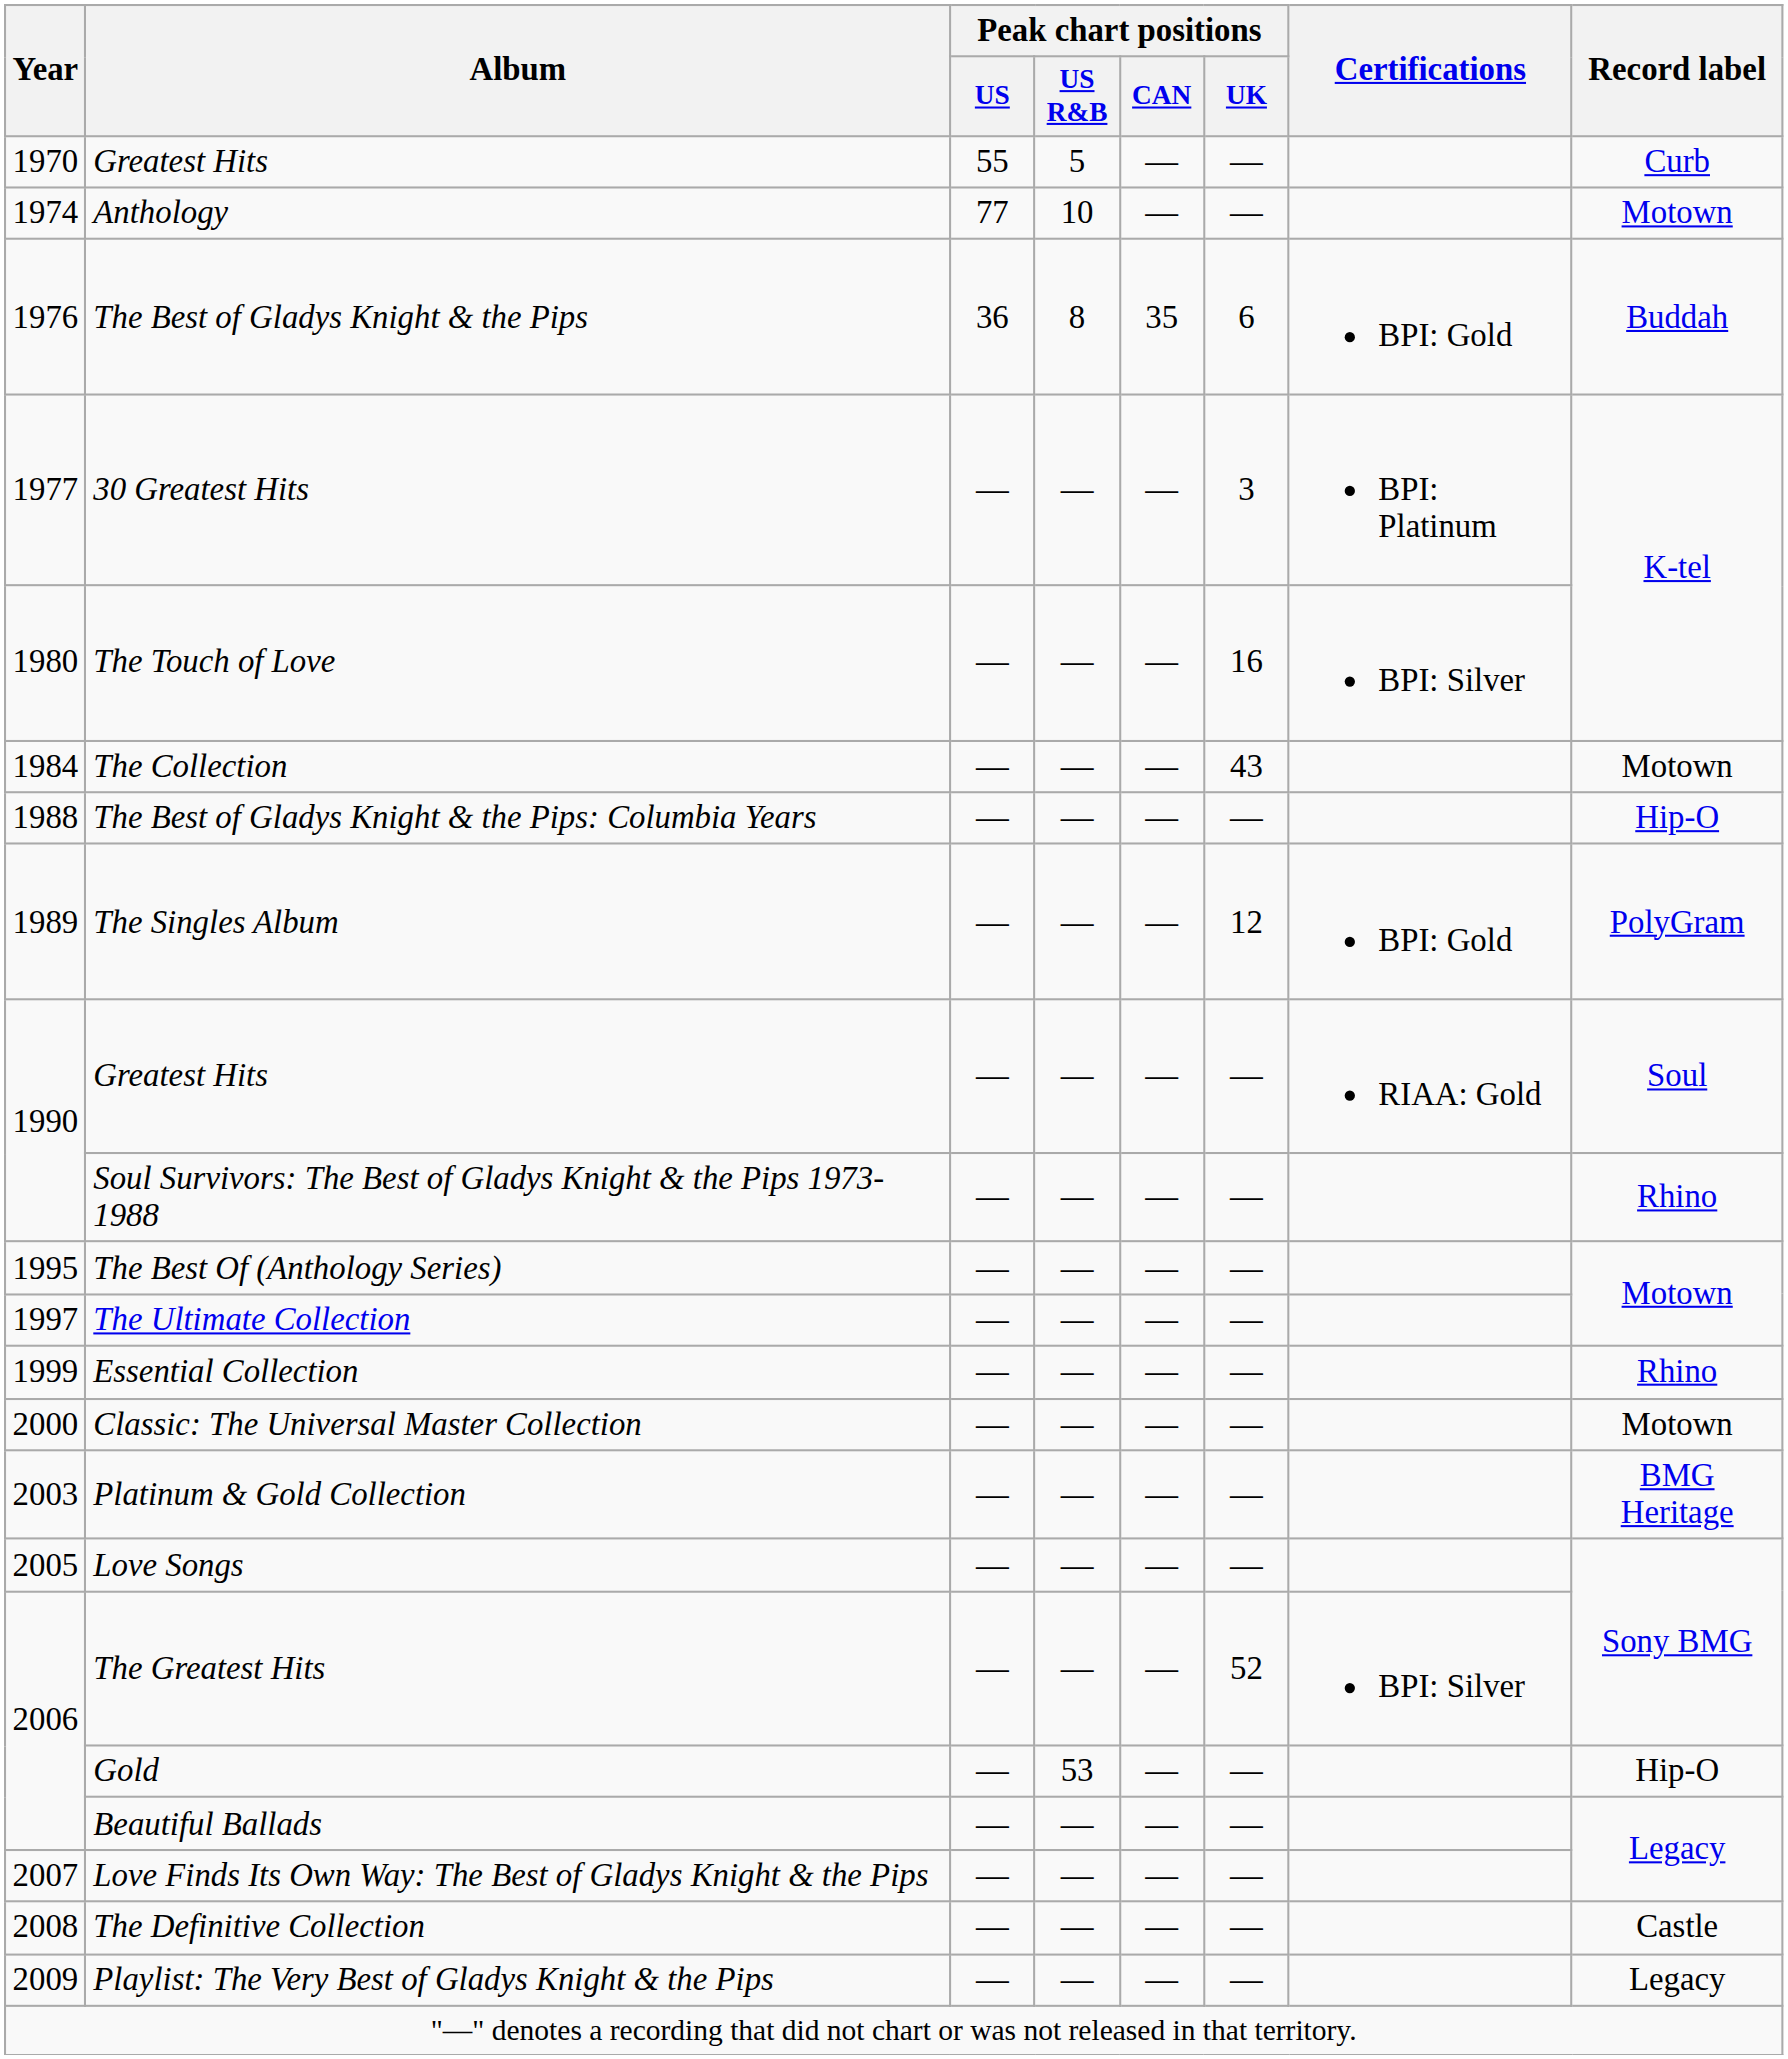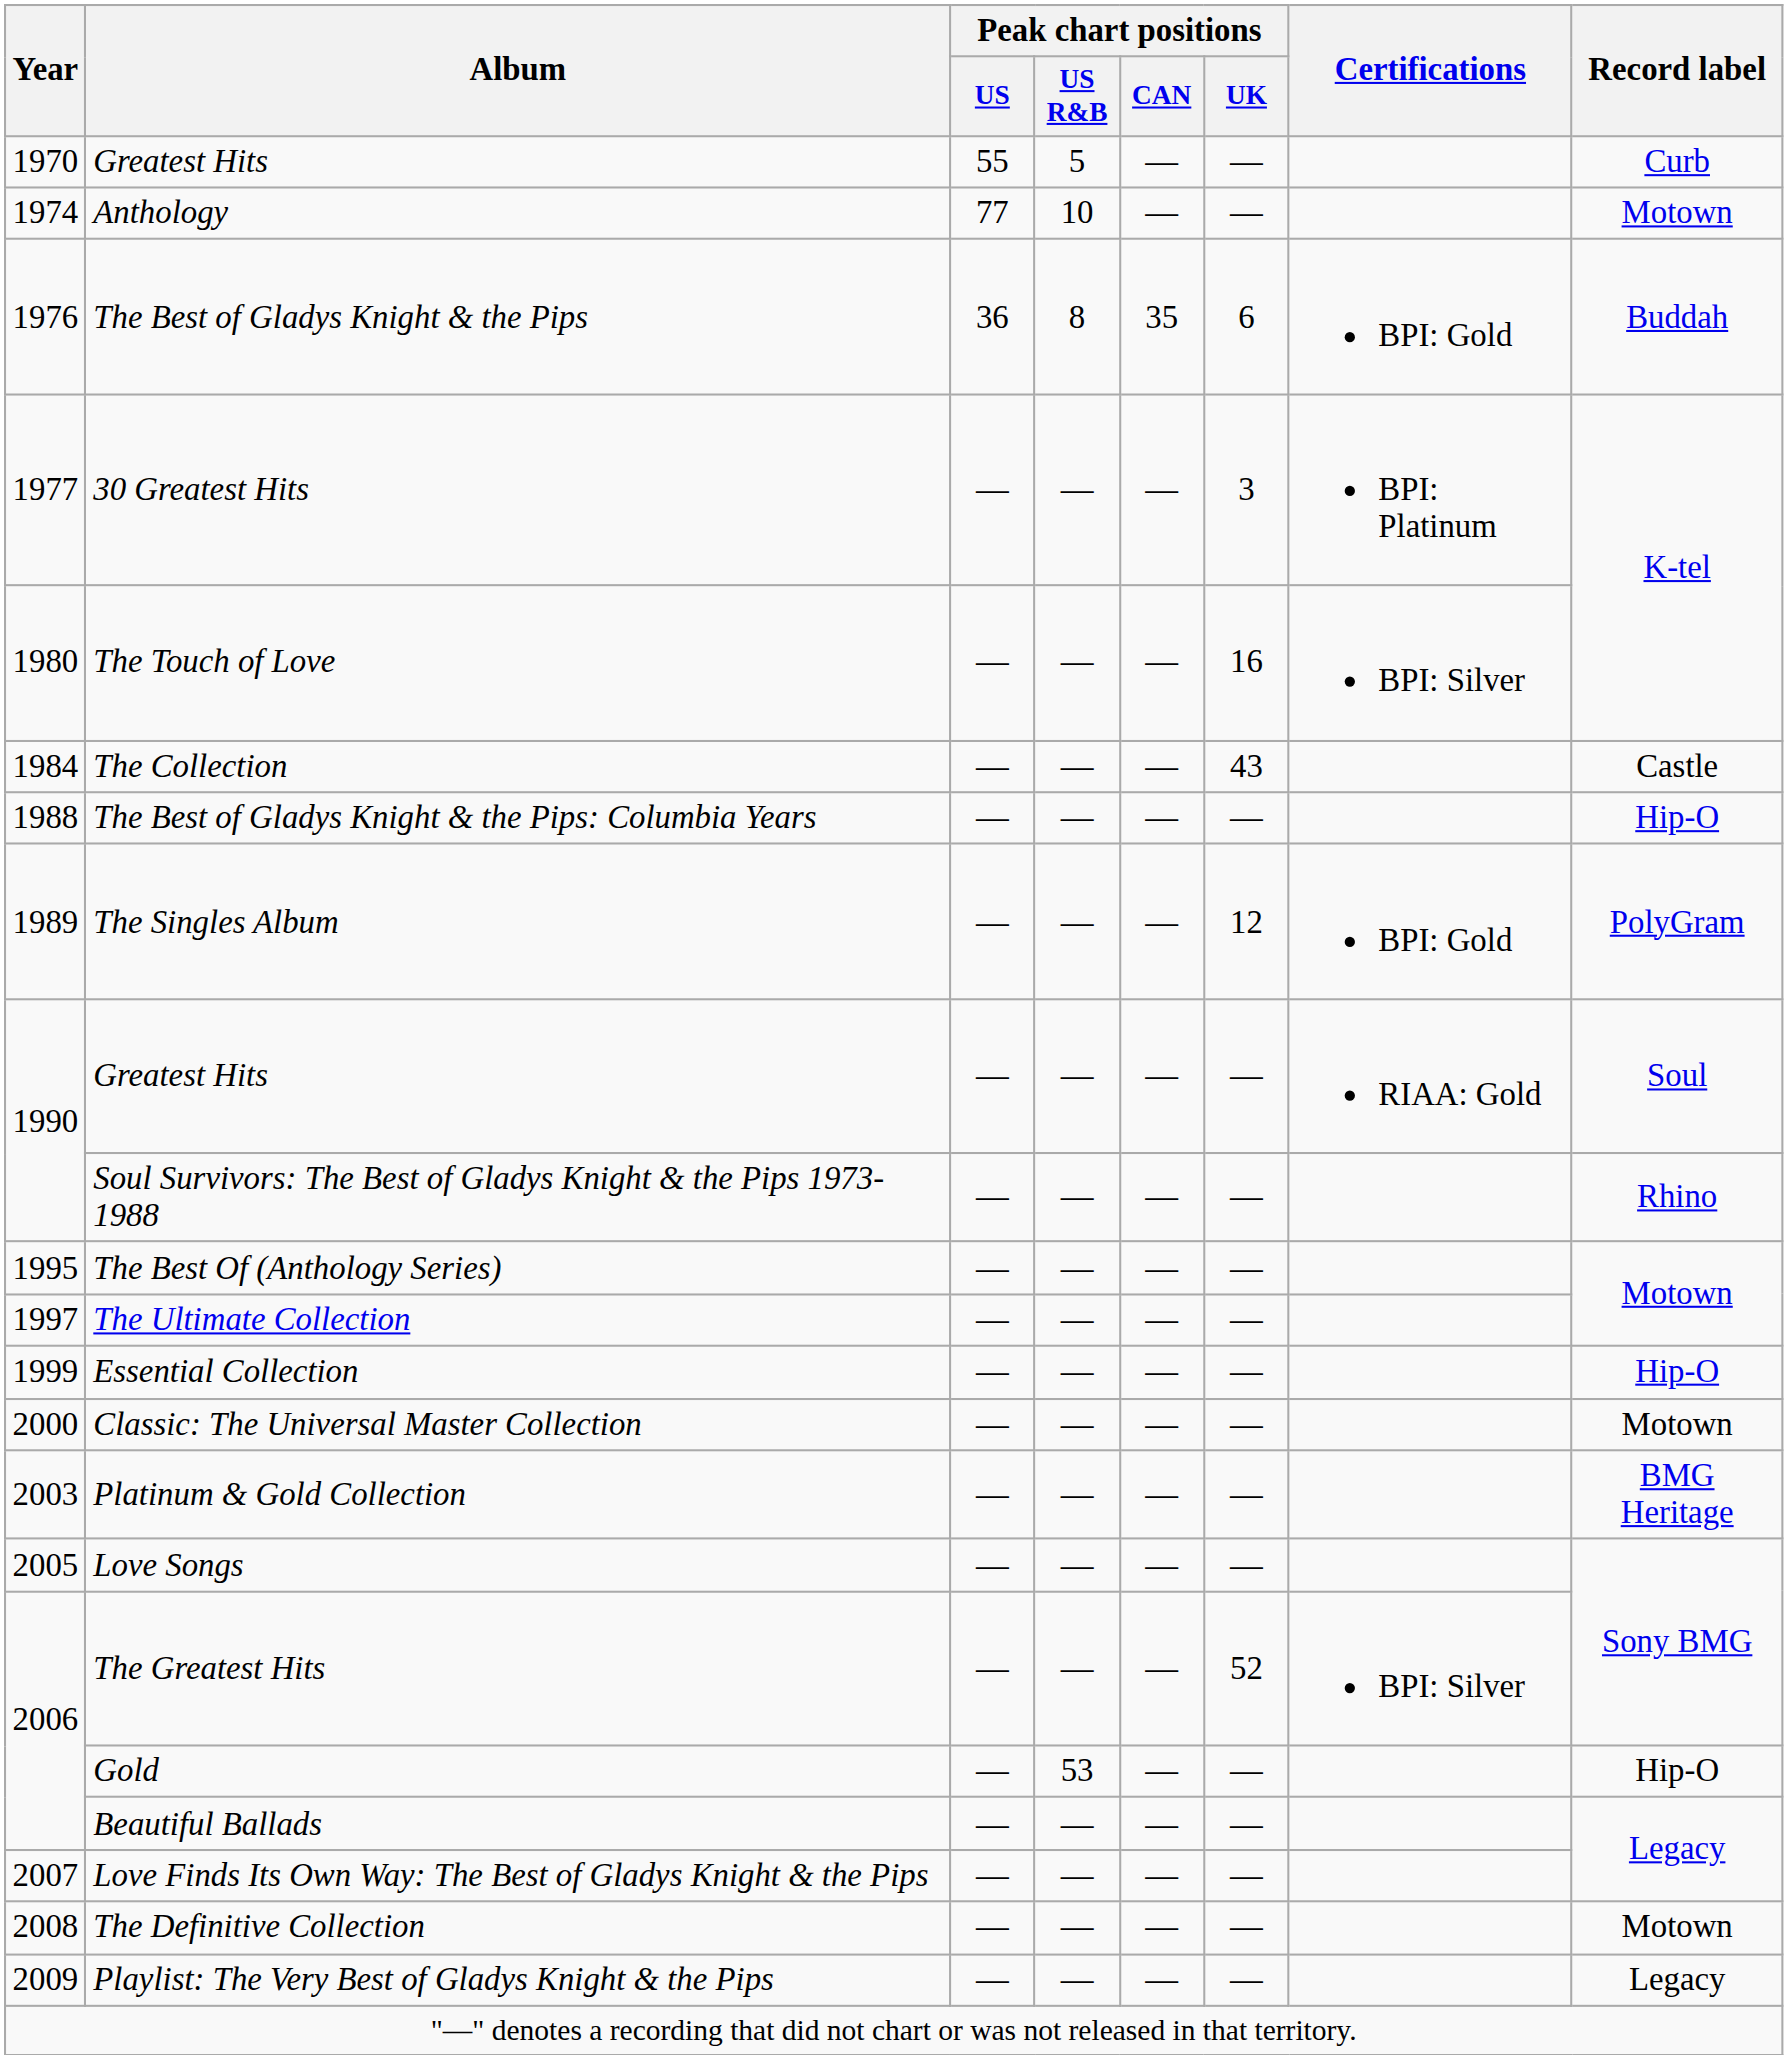(1677, 765) Motown -> (1677, 765) Castle
(1677, 1371) Rhino -> (1677, 1371) Hip-O
(1677, 1927) Castle -> (1677, 1927) Motown
